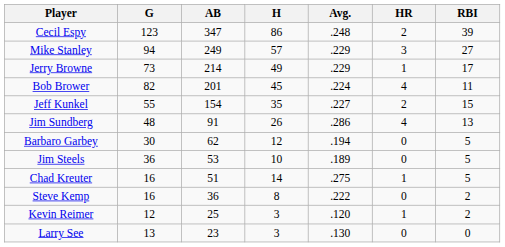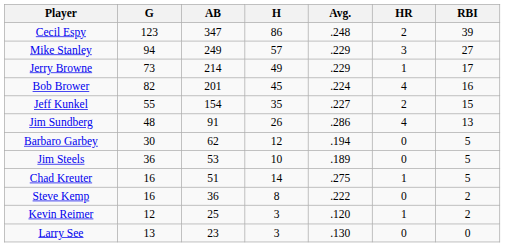(468, 86) 11 -> (468, 86) 16
